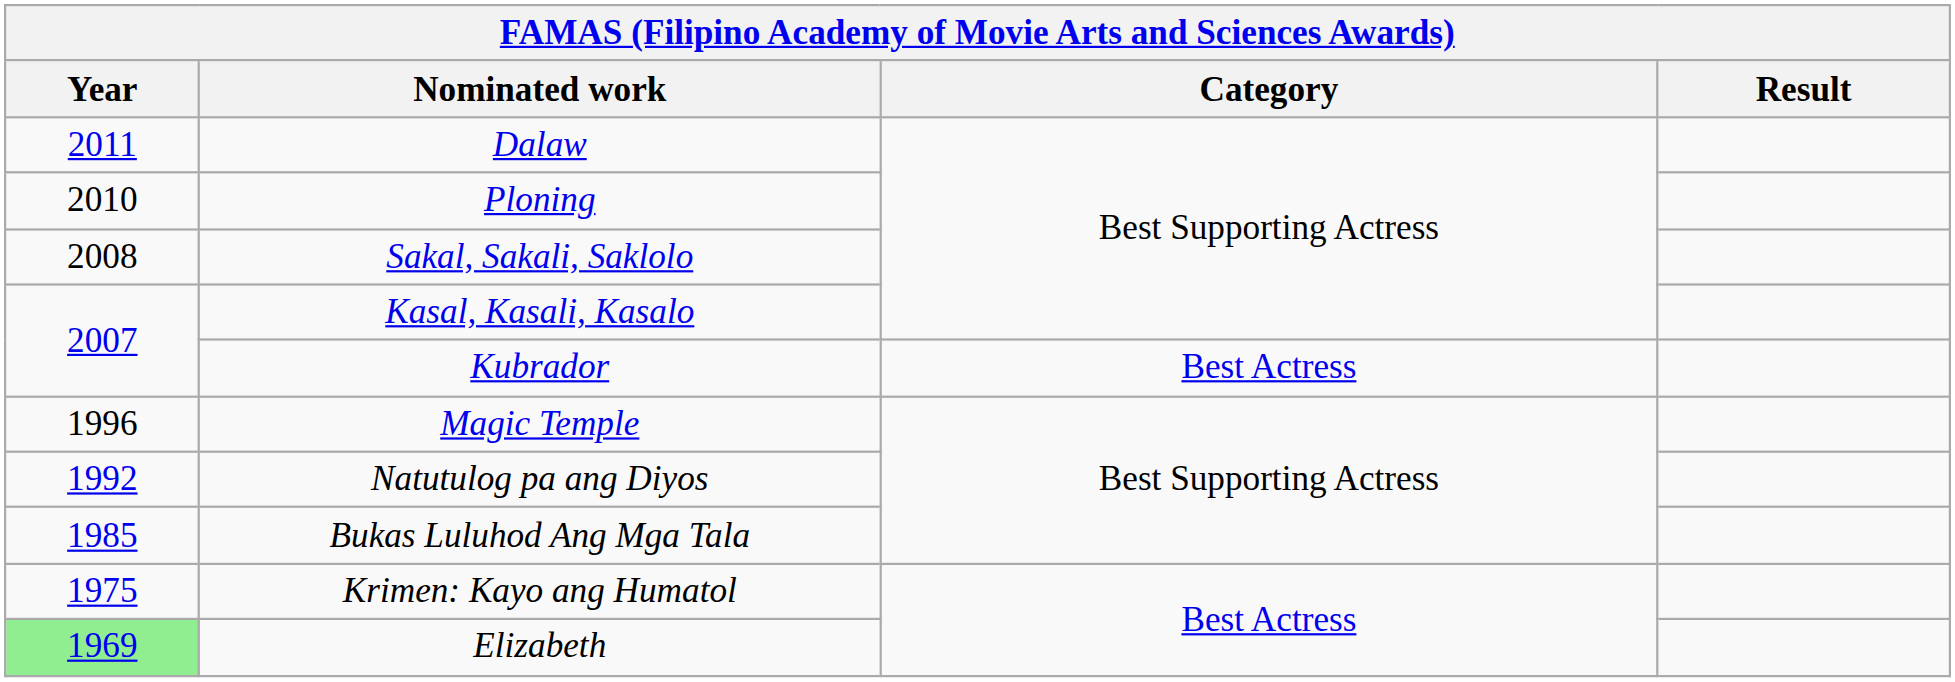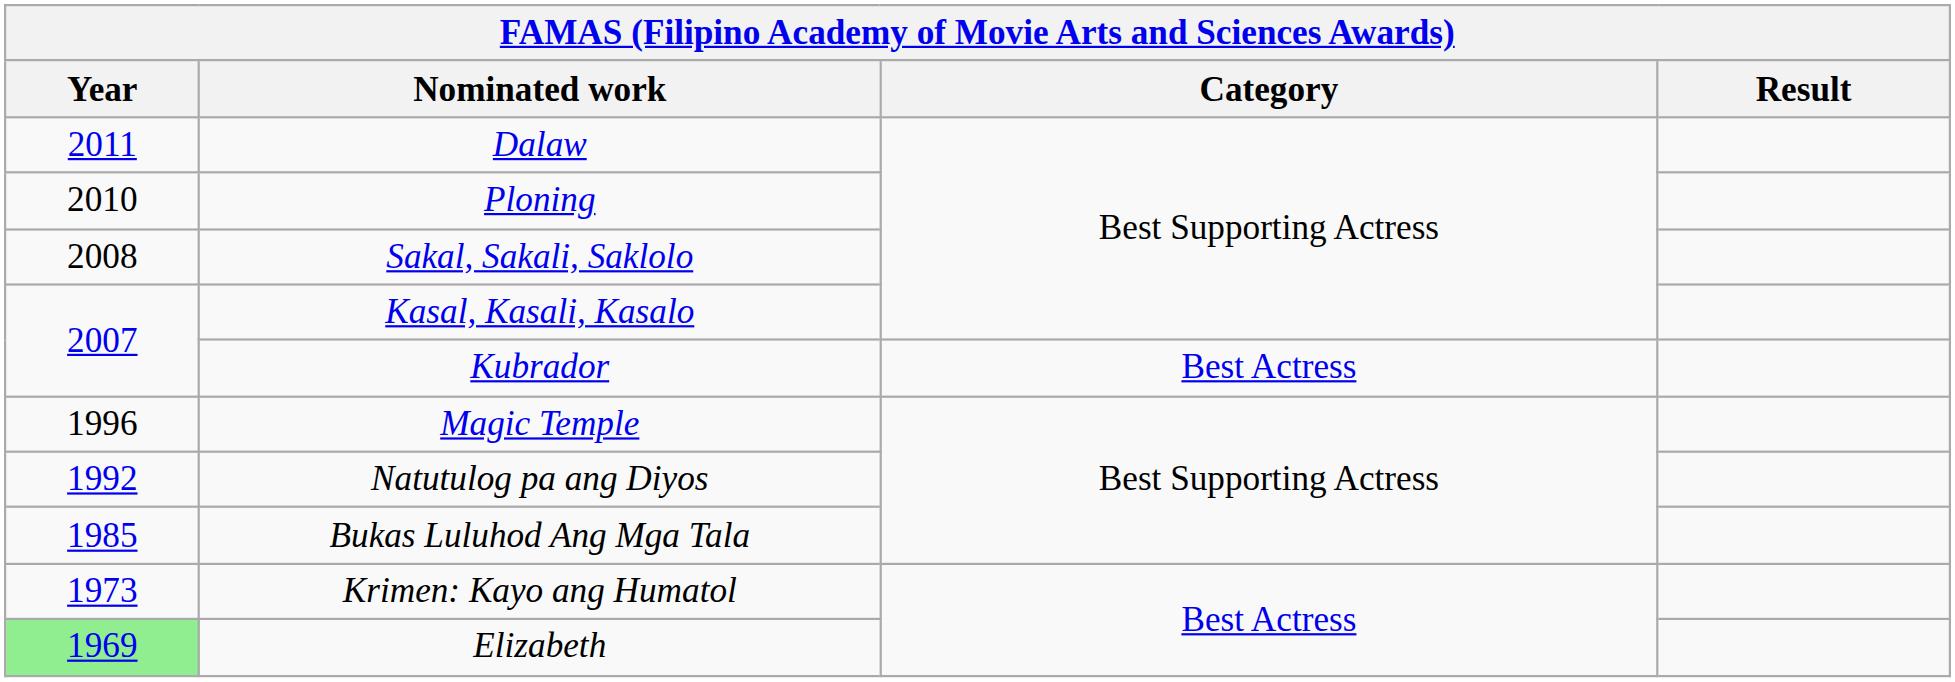(102, 590) 1975 -> (102, 590) 1973
